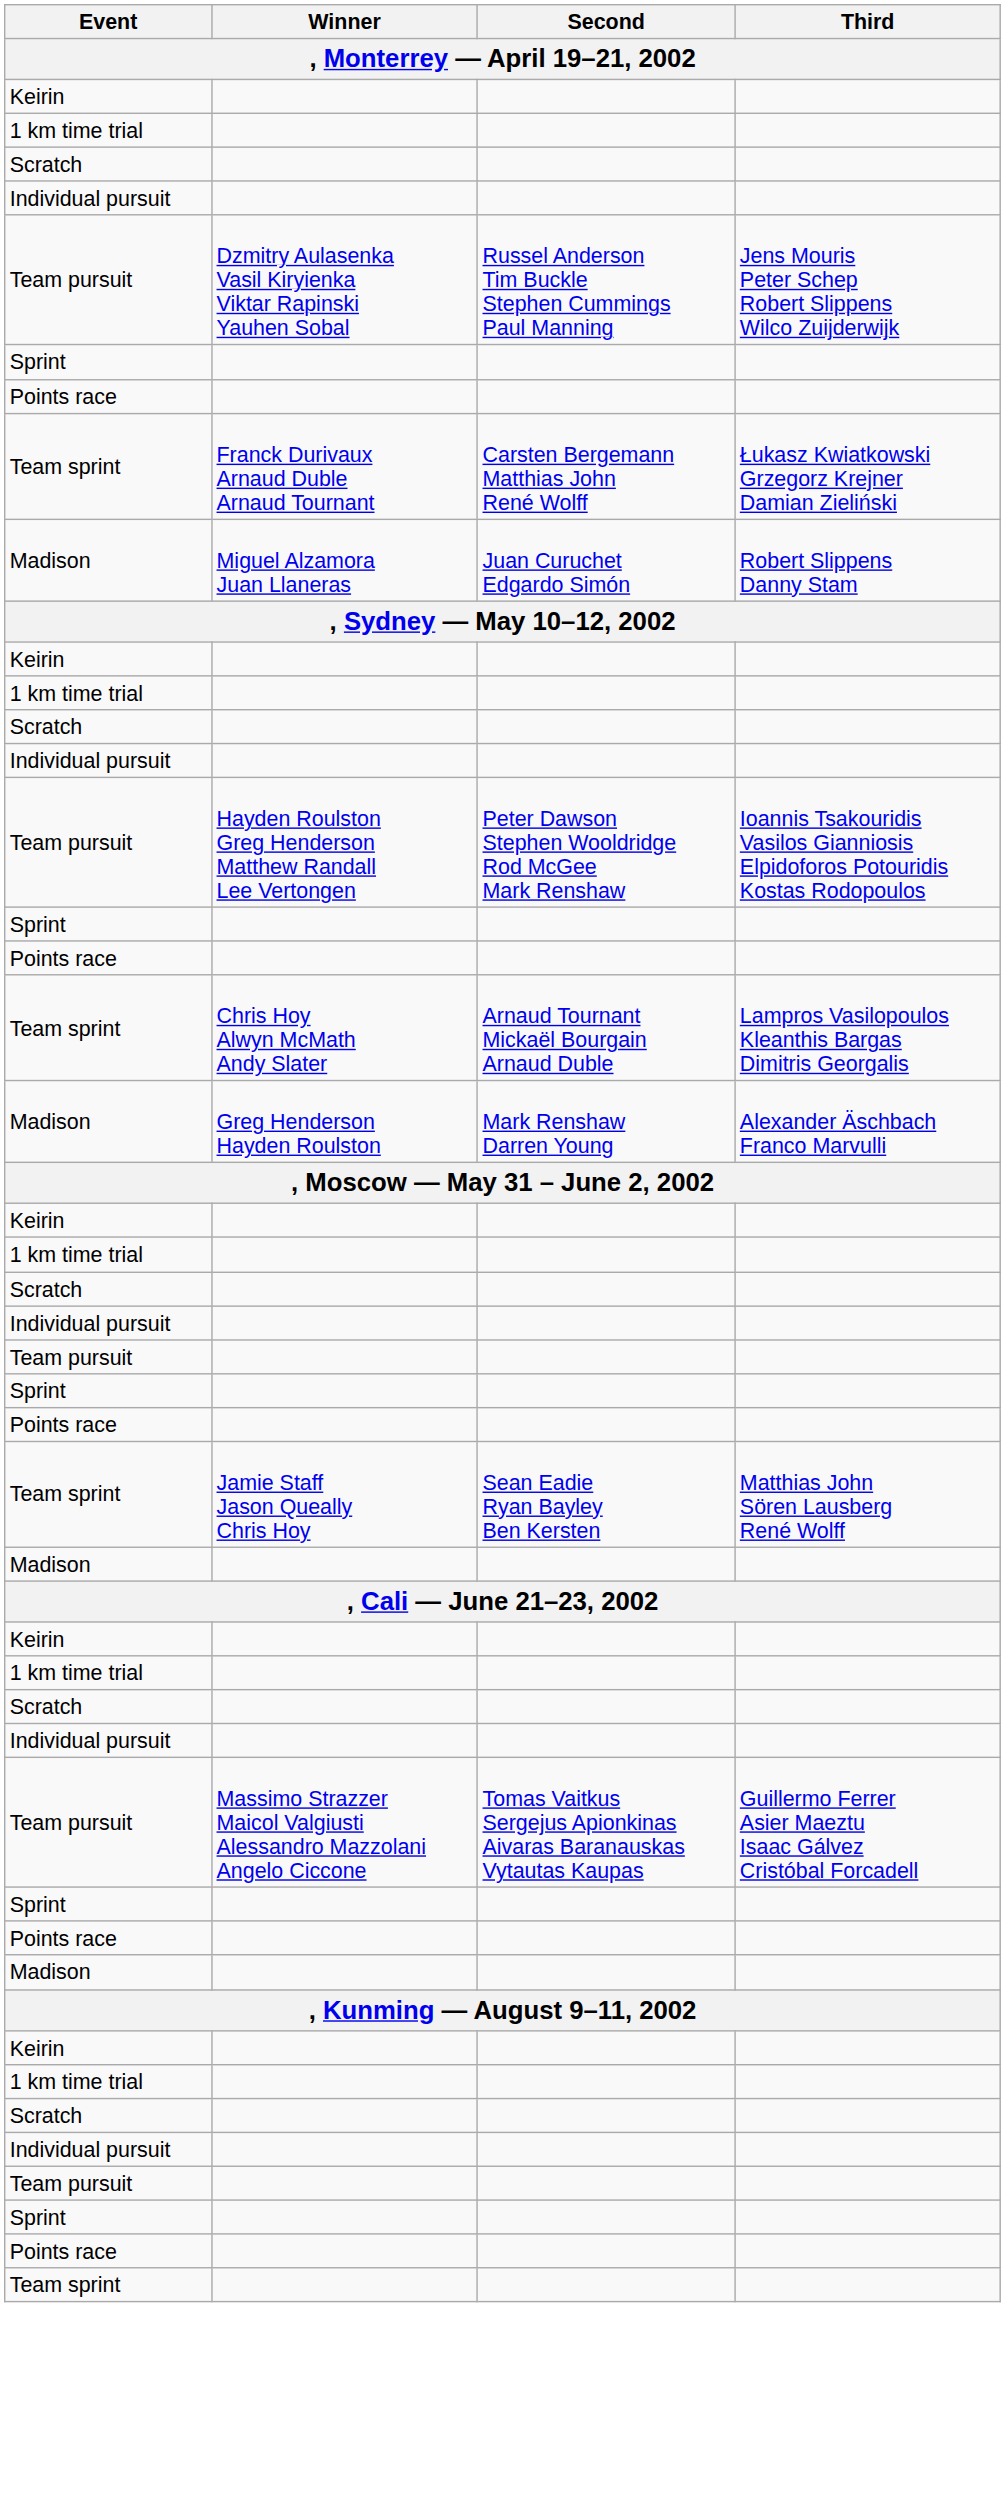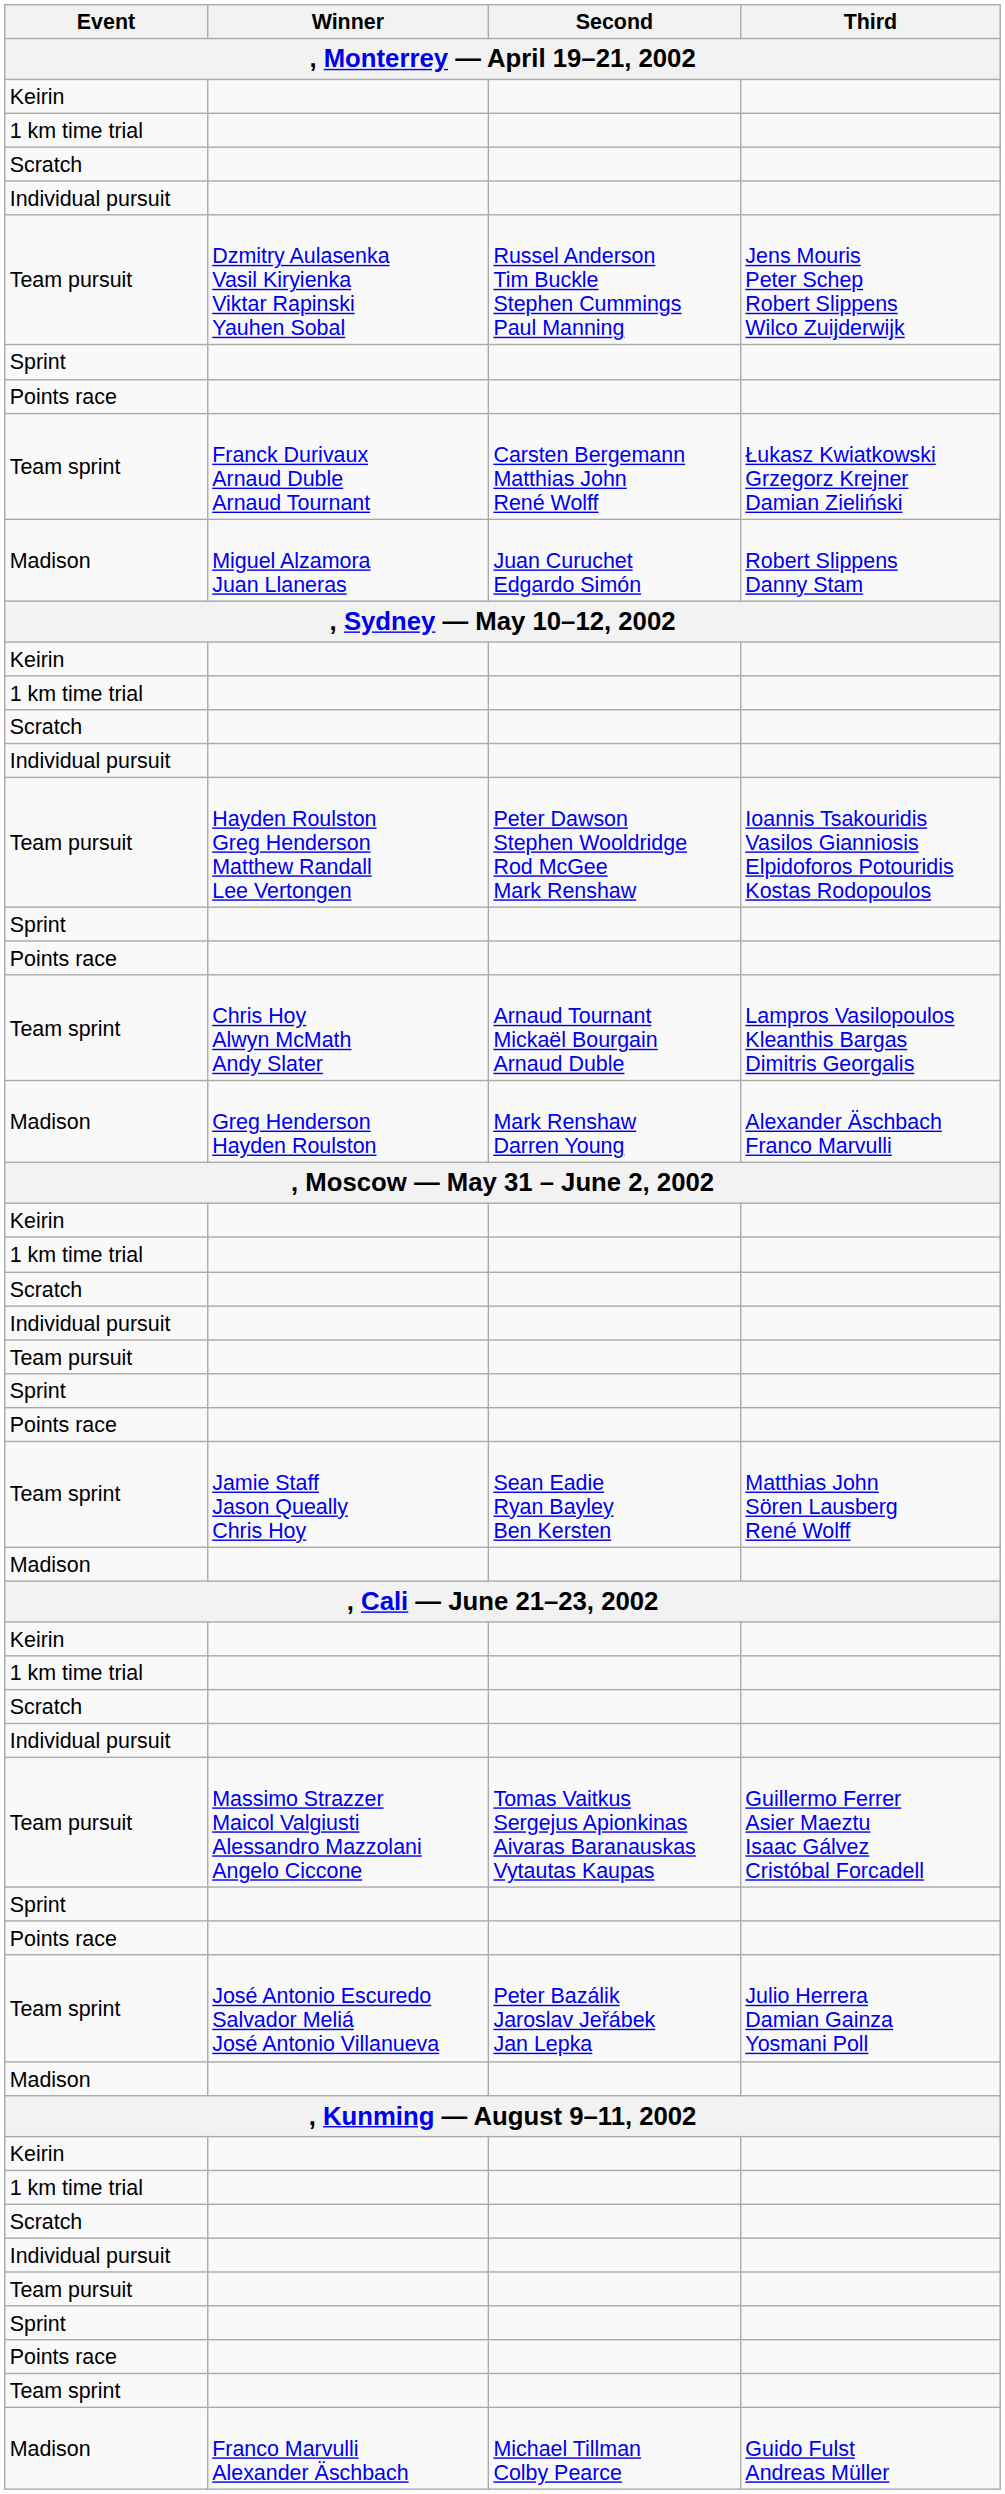+ row: (65, 2008)
+ row: (50, 2449)
